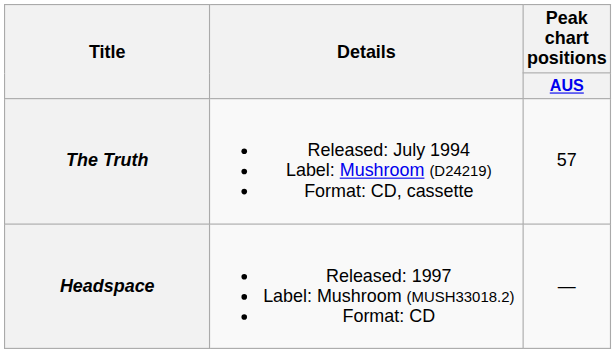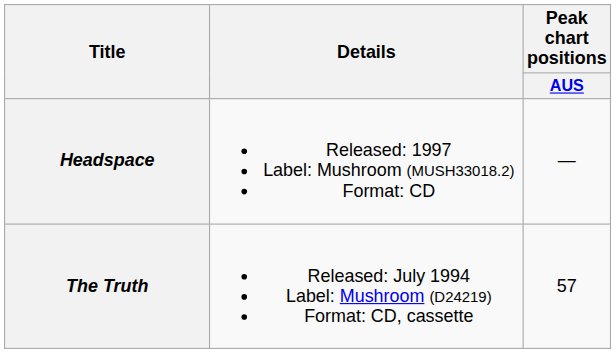rows swapped: (107, 161) <-> (107, 285)
